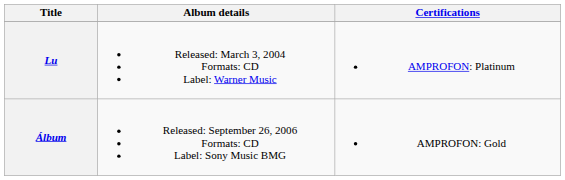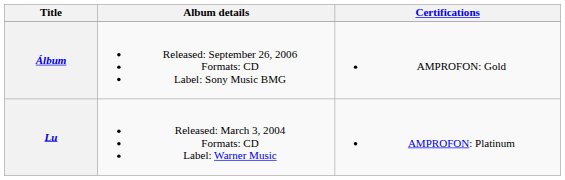rows swapped: (51, 60) <-> (51, 137)
